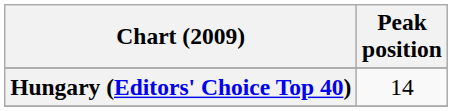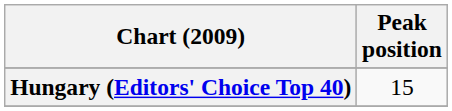(402, 86) 14 -> (402, 86) 15
